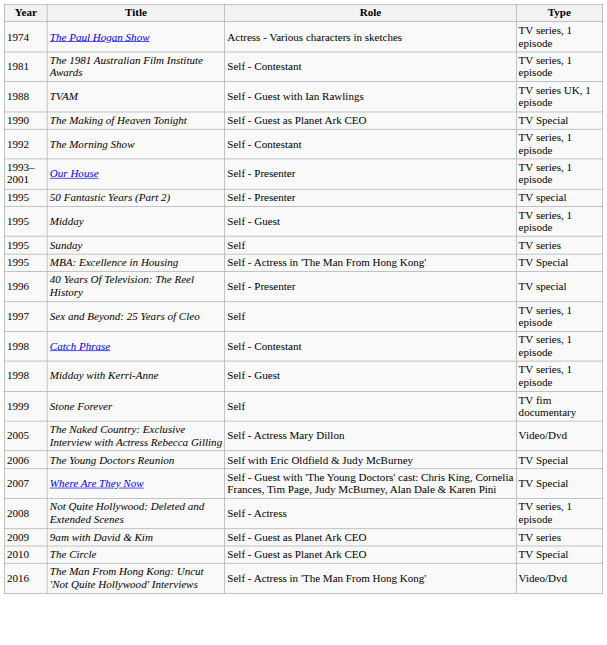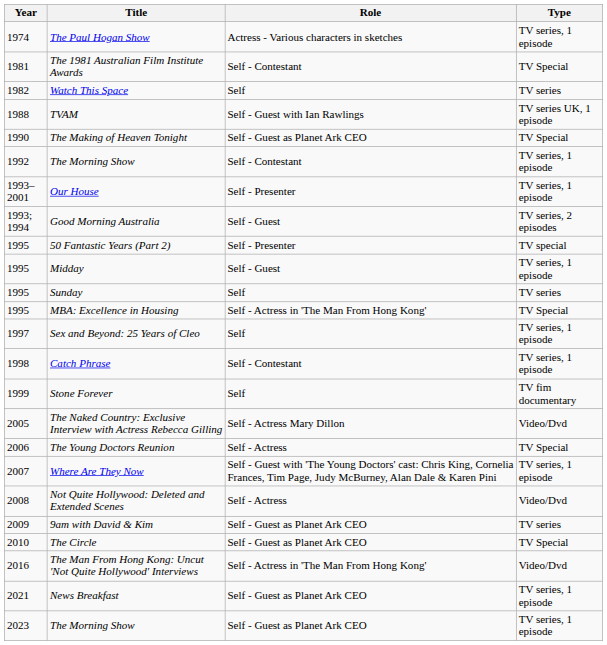(545, 66) TV series, 1 episode -> (544, 66) TV Special
+ row: (18, 90)
+ row: (19, 221)
- row: (18, 286)
- row: (18, 376)
(320, 459) Self with Eric Oldfield & Judy McBurney -> (257, 447) Self - Actress
(544, 483) TV Special -> (545, 471) TV series, 1 episode
(545, 513) TV series, 1 episode -> (543, 501) Video/Dvd
+ row: (18, 596)
+ row: (18, 625)
